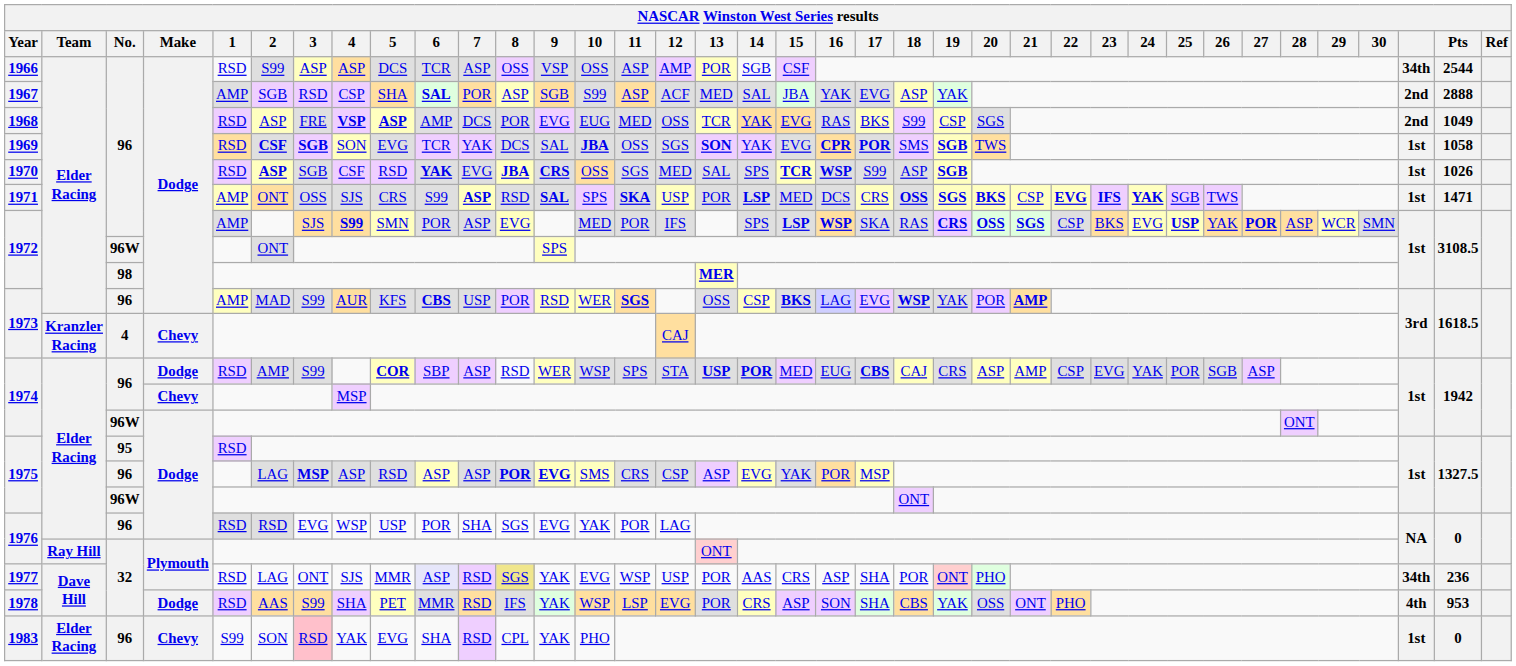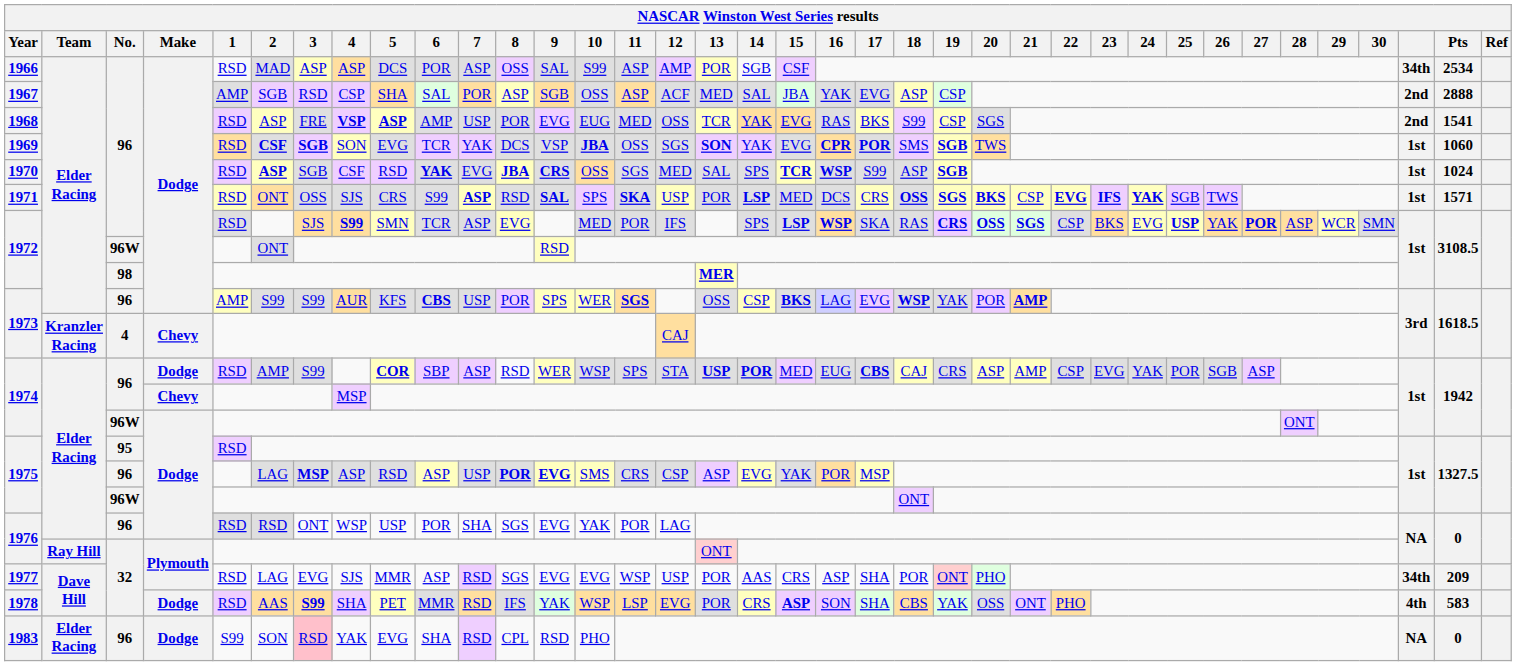(273, 68) S99 -> (273, 68) MAD
(436, 68) TCR -> (436, 68) POR
(555, 68) VSP -> (555, 68) SAL
(595, 68) OSS -> (595, 68) S99
(1458, 68) 2544 -> (1458, 68) 2534
(436, 94) bold -> (436, 94) normal
(595, 94) S99 -> (595, 94) OSS
(952, 94) YAK -> (952, 94) CSP
(477, 120) DCS -> (477, 120) USP
(1458, 120) 1049 -> (1458, 120) 1541
(555, 146) SAL -> (555, 146) VSP
(1458, 146) 1058 -> (1458, 146) 1060
(1458, 171) 1026 -> (1458, 171) 1024
(232, 197) AMP -> (232, 197) RSD
(1458, 197) 1471 -> (1458, 197) 1571
(232, 223) AMP -> (232, 223) RSD
(436, 223) POR -> (436, 223) TCR
(555, 249) SPS -> (555, 249) RSD
(273, 300) MAD -> (273, 300) S99
(555, 300) RSD -> (555, 300) SPS
(477, 474) ASP -> (477, 474) USP
(313, 525) EVG -> (313, 525) ONT
(313, 577) ONT -> (313, 577) EVG
(436, 577) lavender background -> (436, 577) no background
(515, 577) khaki background -> (515, 577) no background
(555, 577) YAK -> (555, 577) EVG
(1458, 577) 236 -> (1458, 577) 209
(313, 602) normal -> (313, 602) bold
(796, 602) normal -> (796, 602) bold
(1458, 602) 953 -> (1458, 602) 583
(178, 637) Chevy -> (178, 637) Dodge
(555, 637) YAK -> (555, 637) RSD
(1416, 637) 1st -> (1416, 637) NA
